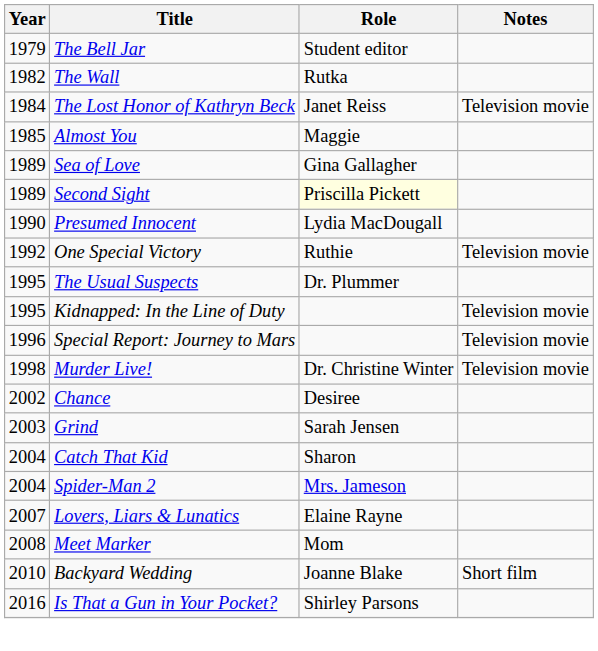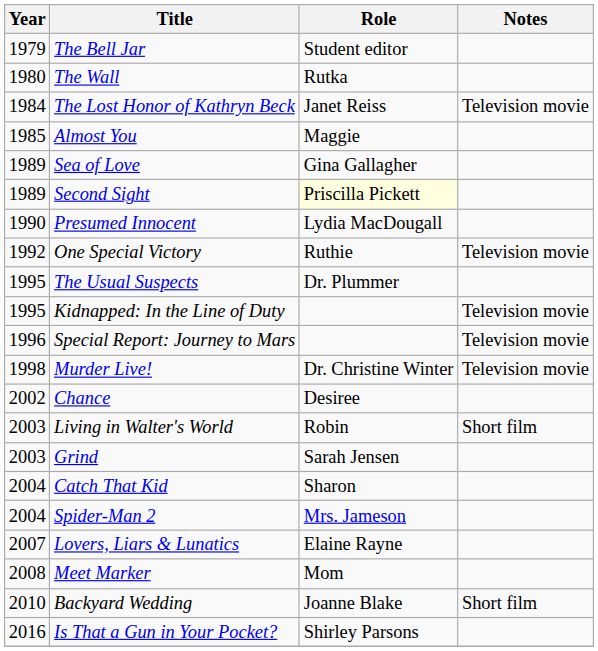(27, 77) 1982 -> (27, 77) 1980
+ row: (144, 427)
